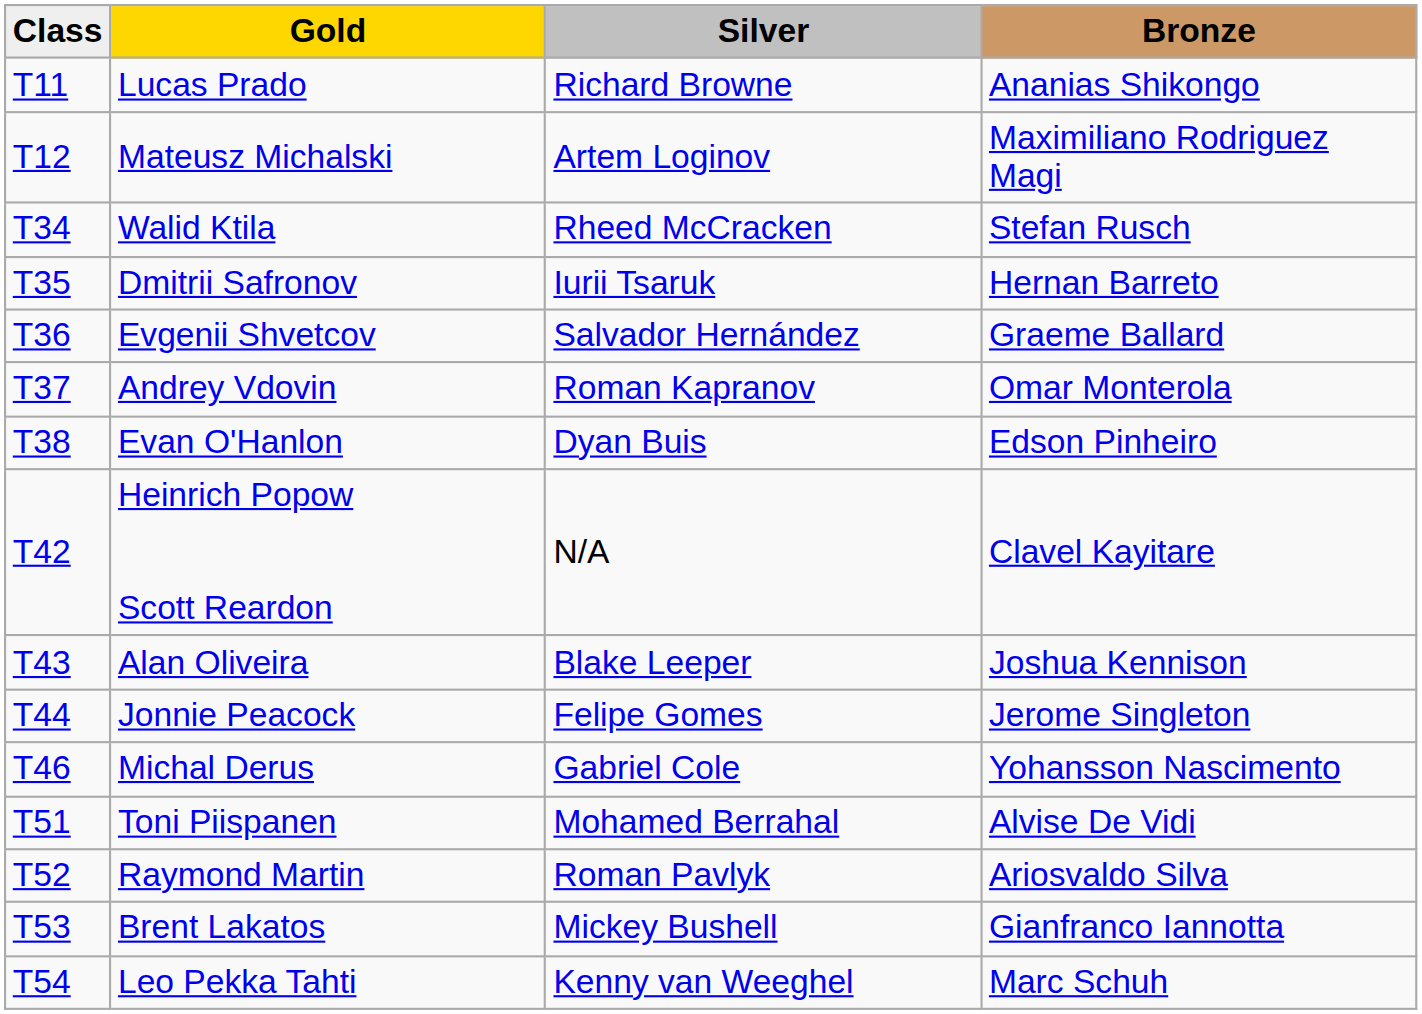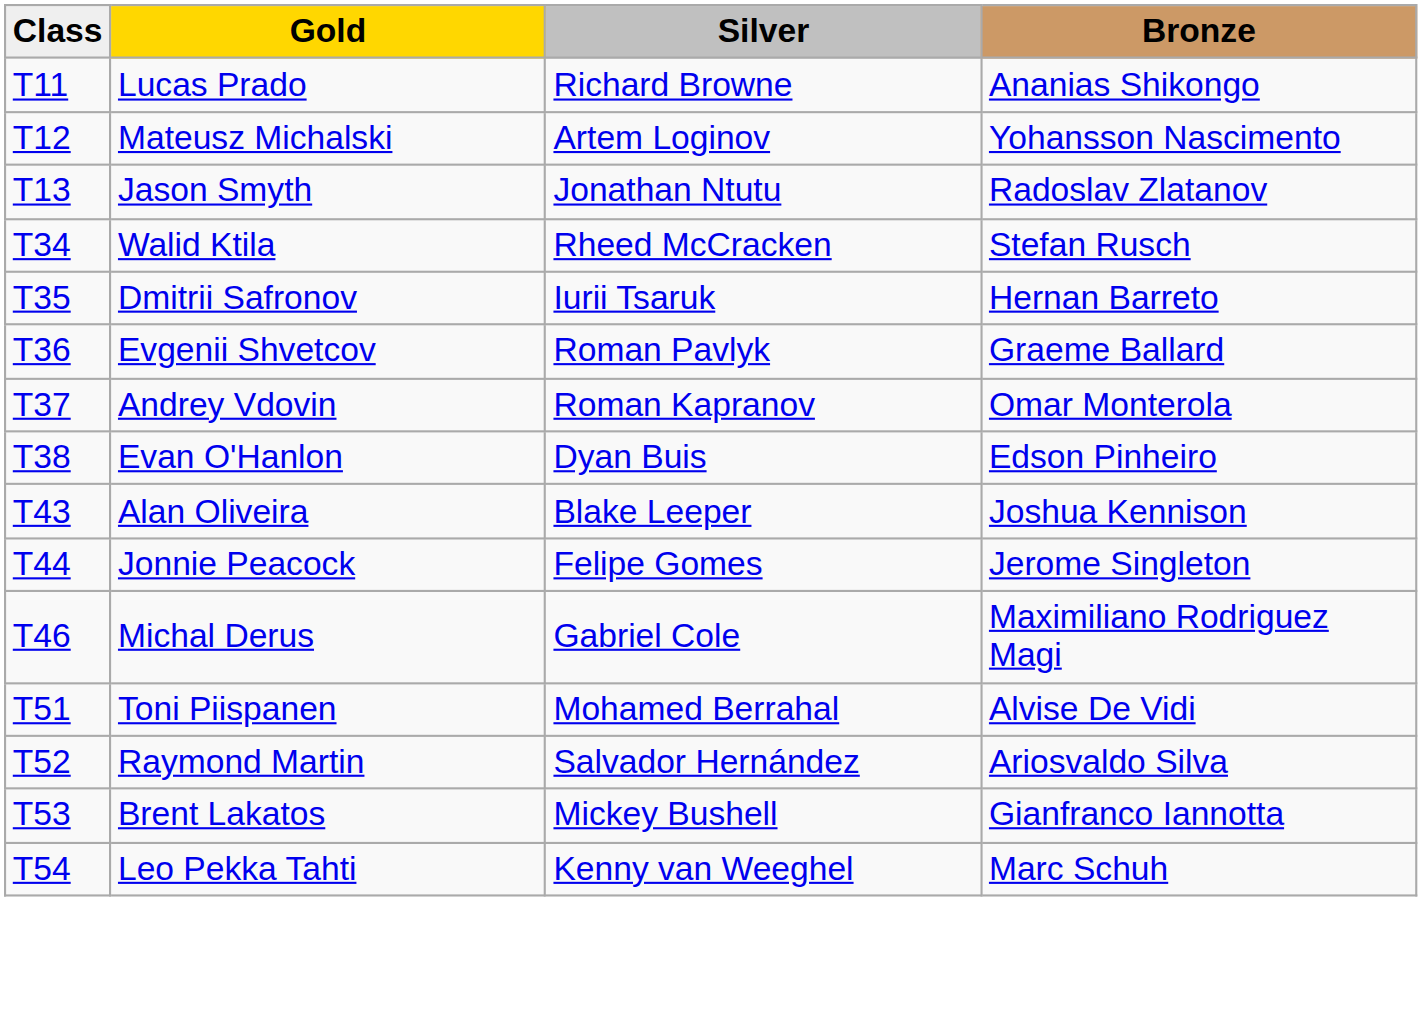(1159, 156) Maximiliano Rodriguez Magi -> (1165, 137) Yohansson Nascimento
+ row: (215, 191)
(707, 335) Salvador Hernández -> (662, 350) Roman Pavlyk
- row: (236, 551)
(1165, 768) Yohansson Nascimento -> (1159, 636) Maximiliano Rodriguez Magi
(662, 875) Roman Pavlyk -> (707, 761) Salvador Hernández
